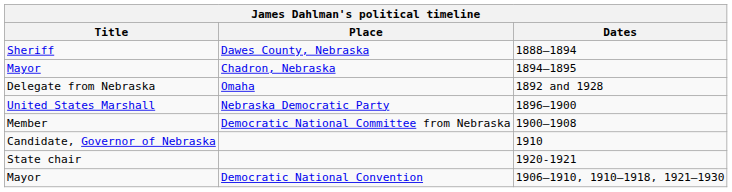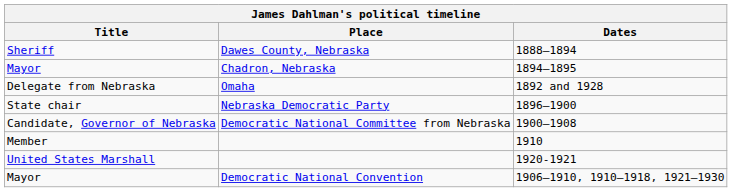(81, 105) United States Marshall -> (44, 105) State chair
(27, 123) Member -> (111, 123) Candidate, Governor of Nebraska
(111, 141) Candidate, Governor of Nebraska -> (27, 141) Member
(44, 159) State chair -> (81, 159) United States Marshall
